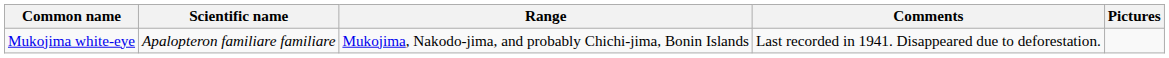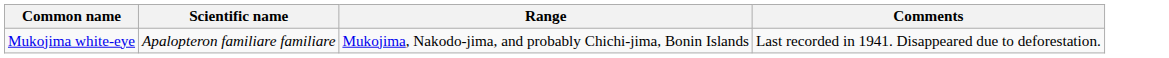- column: (1134, 16)
